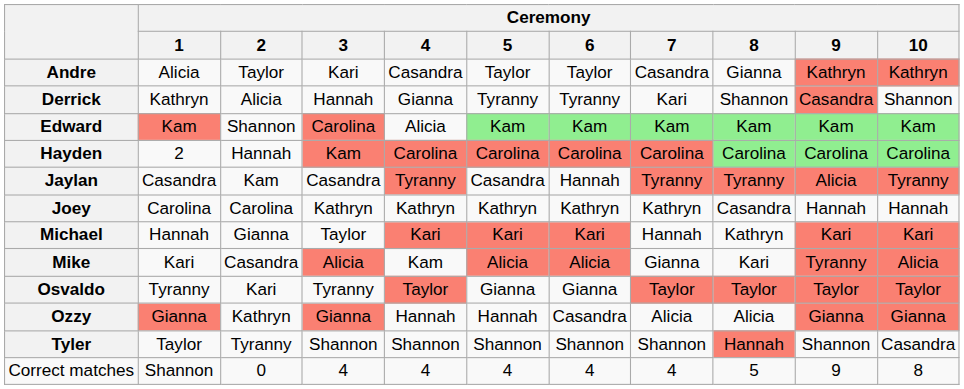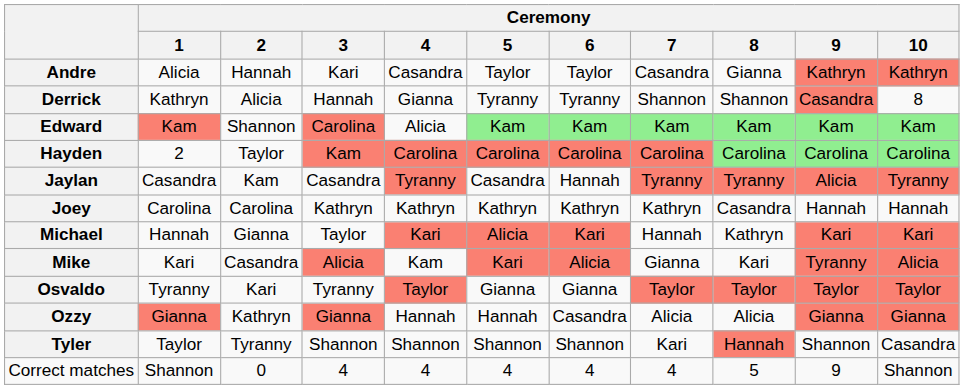(261, 72) Taylor -> (261, 72) Hannah
(672, 99) Kari -> (672, 99) Shannon
(918, 99) Shannon -> (918, 99) 8
(261, 153) Hannah -> (261, 153) Taylor
(508, 235) Kari -> (508, 235) Alicia
(508, 262) Alicia -> (508, 262) Kari
(672, 343) Shannon -> (672, 343) Kari
(918, 371) 8 -> (918, 371) Shannon
